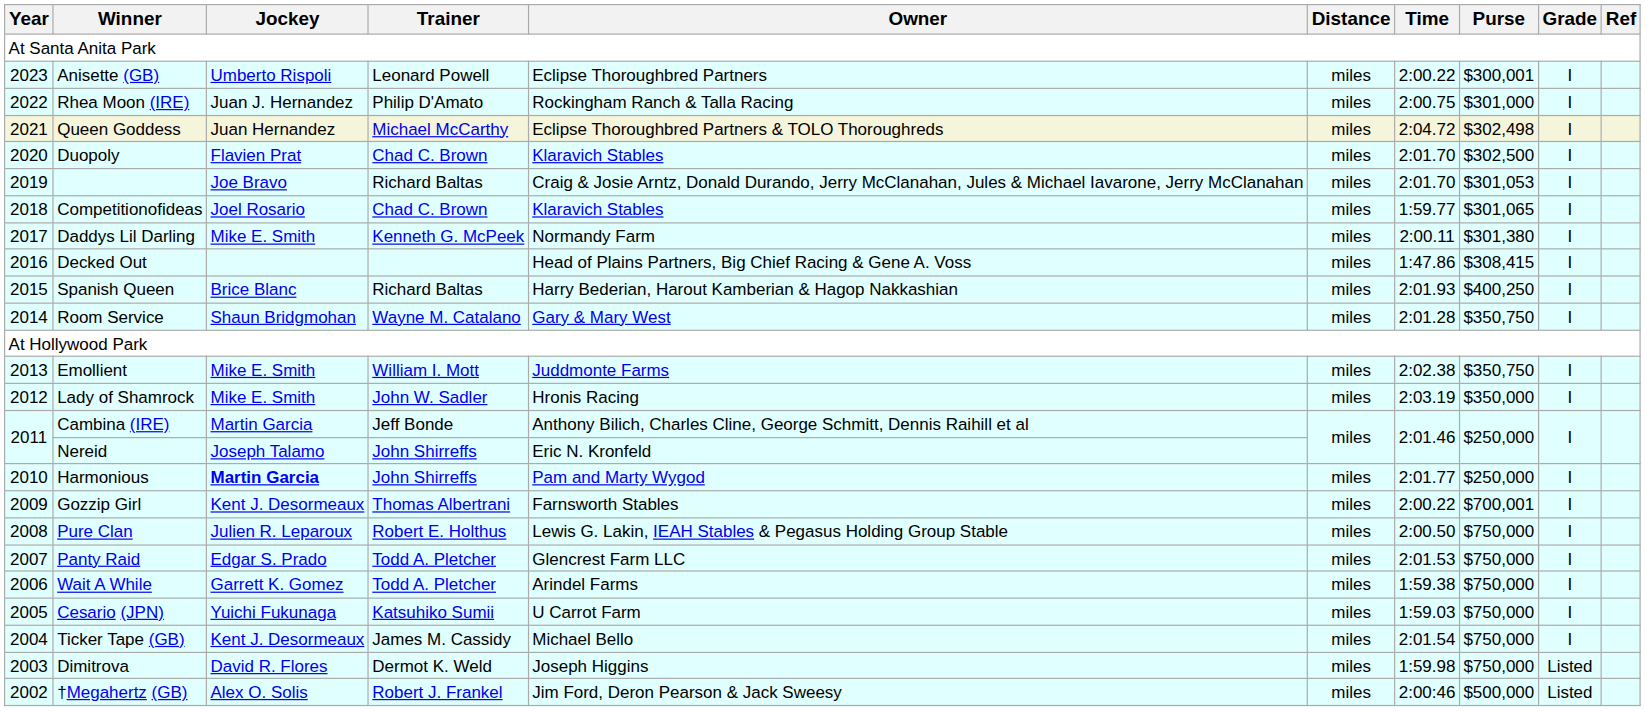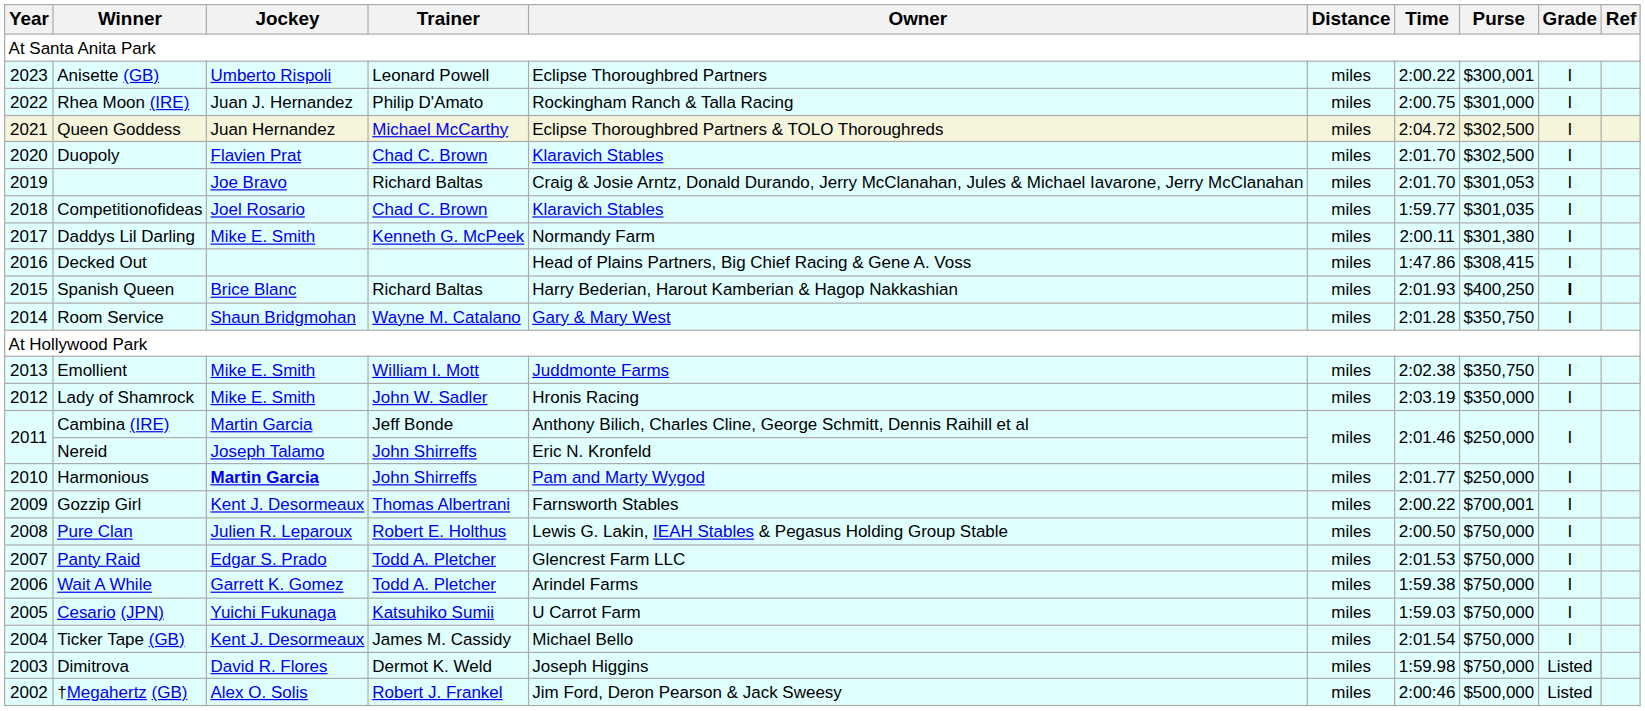(1499, 128) $302,498 -> (1499, 128) $302,500
(1499, 209) $301,065 -> (1499, 209) $301,035
(1570, 290) normal -> (1570, 290) bold
